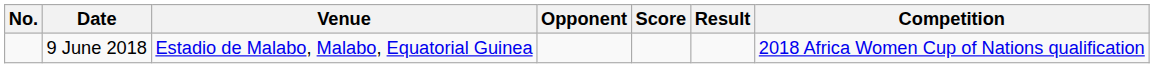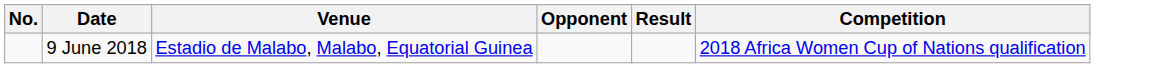- column: (661, 18)
